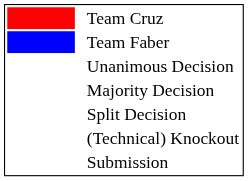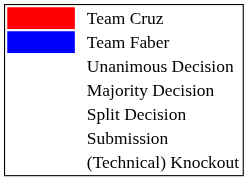rows swapped: (128, 162) <-> (163, 138)
